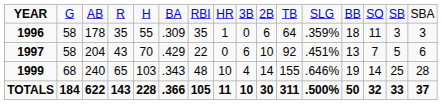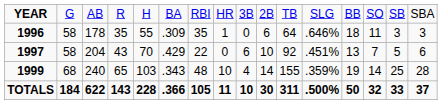(322, 33) .359% -> (322, 33) .646%
(322, 71) .646% -> (322, 71) .359%
